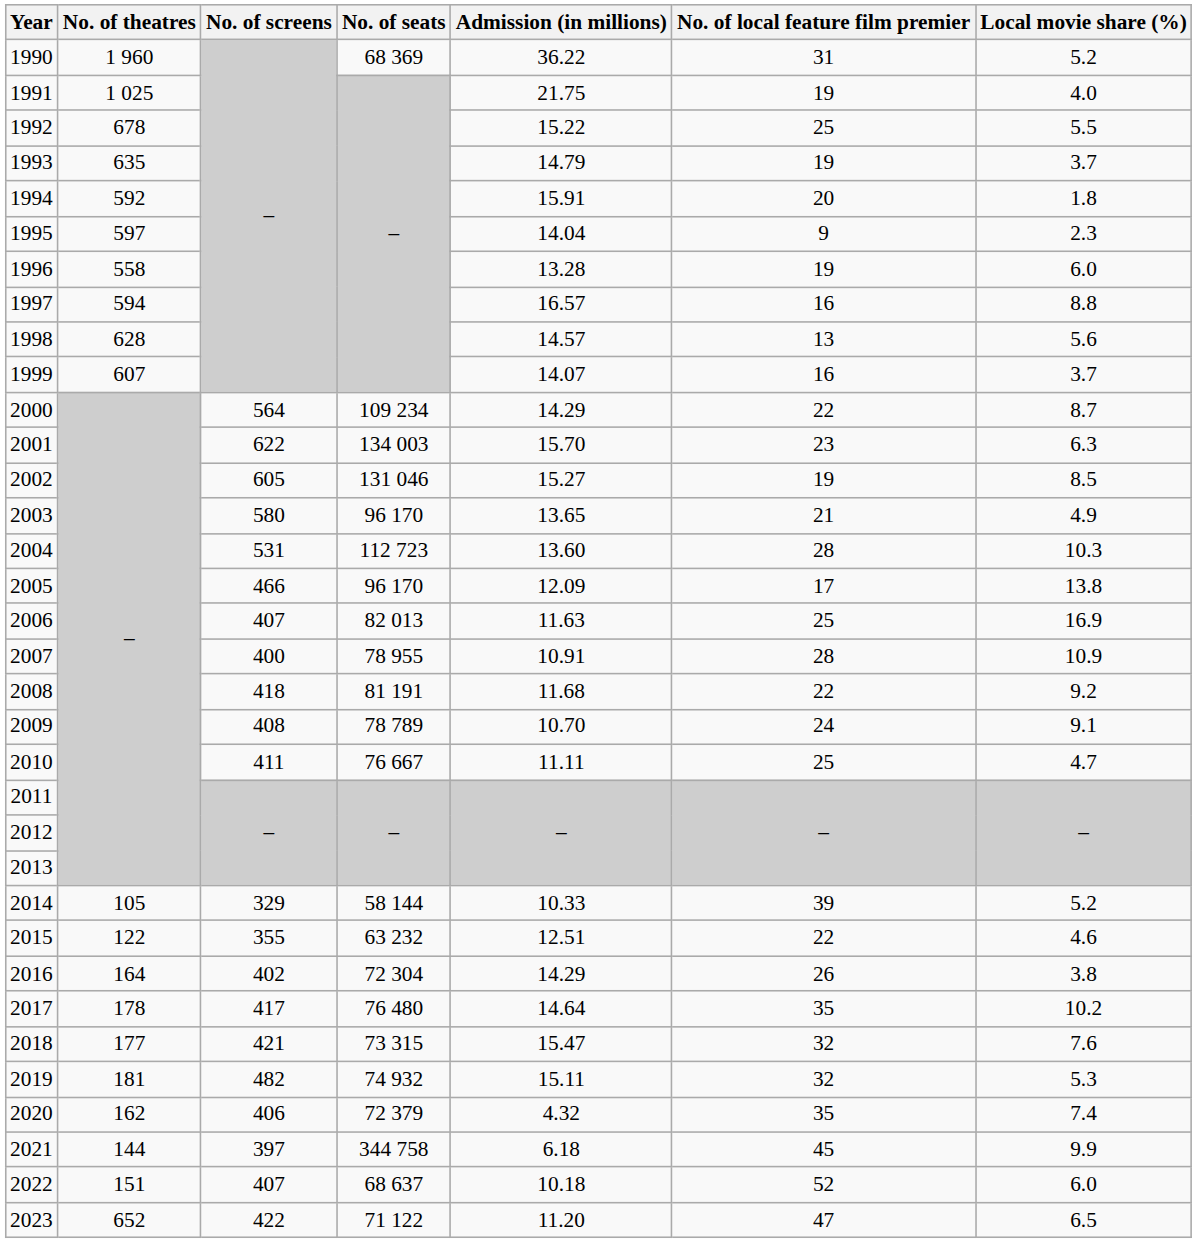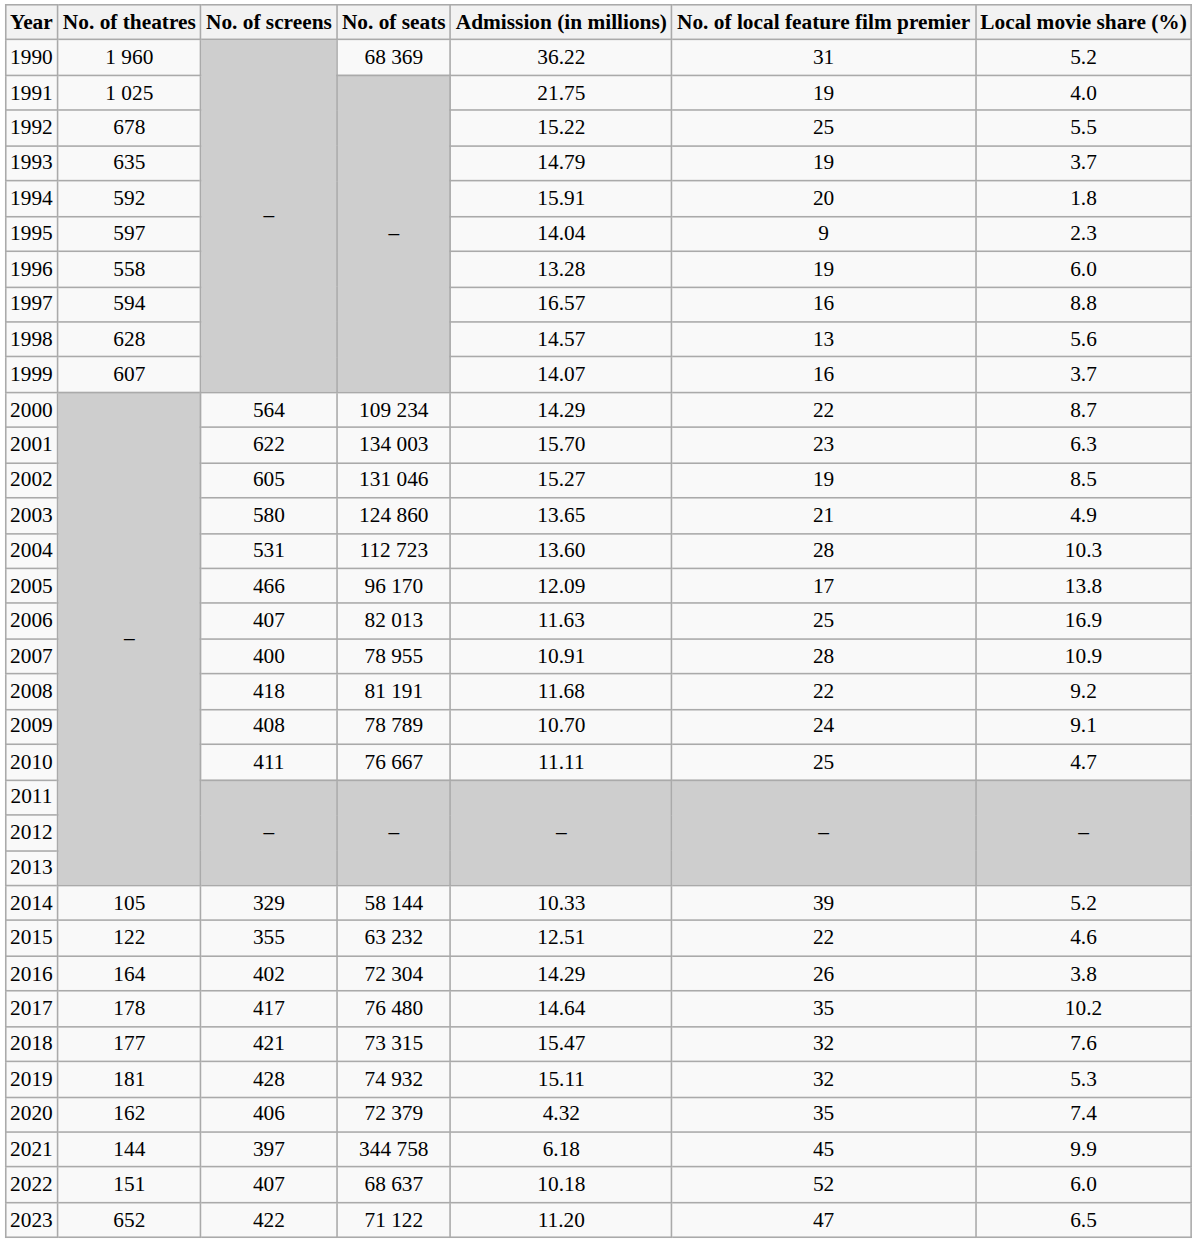(394, 515) 96 170 -> (394, 515) 124 860
(269, 1078) 482 -> (269, 1078) 428
